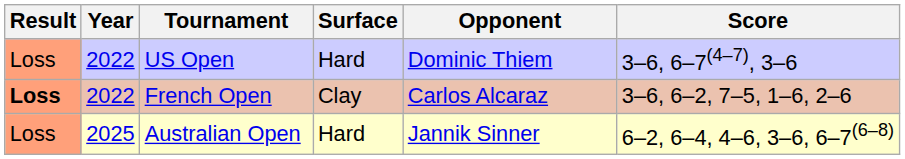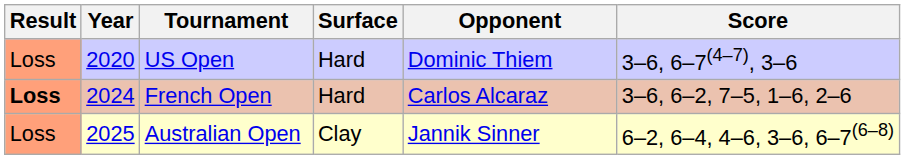(110, 59) 2022 -> (110, 59) 2020
(110, 96) 2022 -> (110, 96) 2024
(340, 96) Clay -> (341, 96) Hard
(341, 134) Hard -> (340, 134) Clay
